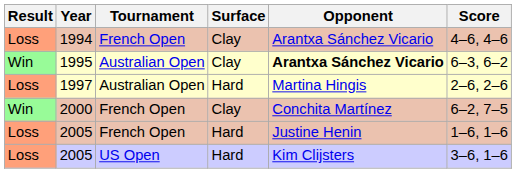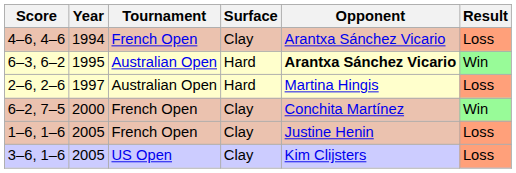columns swapped: (30, 16) <-> (479, 16)
(226, 62) Clay -> (240, 62) Hard
(227, 132) Hard -> (239, 132) Clay
(227, 156) Hard -> (239, 156) Clay
